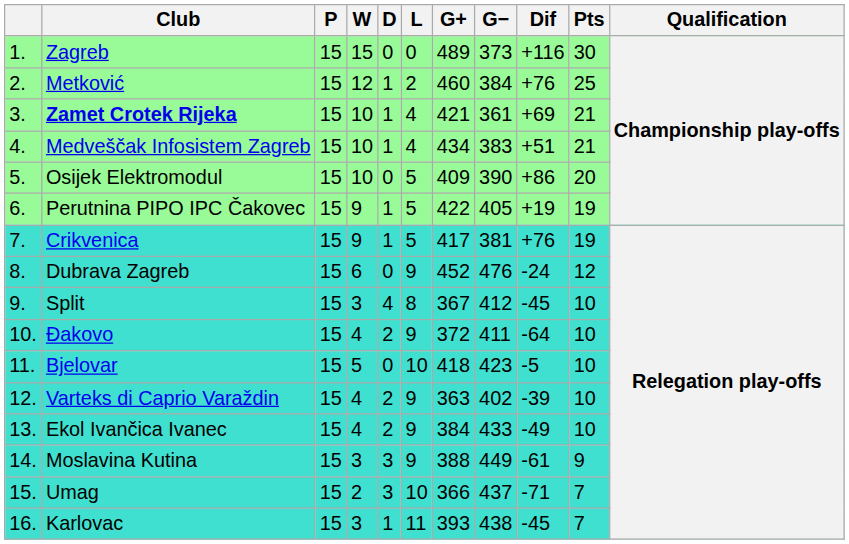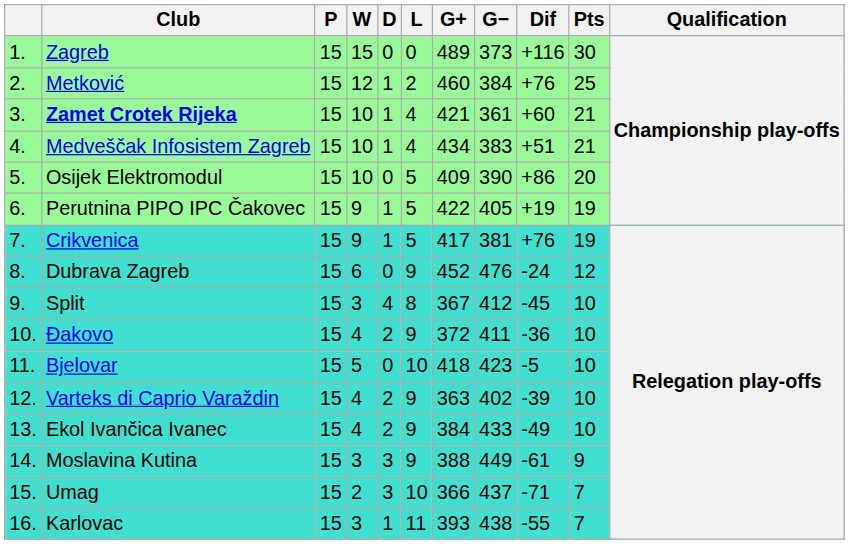(538, 114) +69 -> (538, 114) +60
(536, 334) -64 -> (536, 334) -36
(536, 523) -45 -> (536, 523) -55
